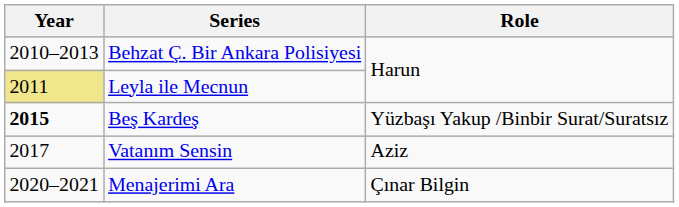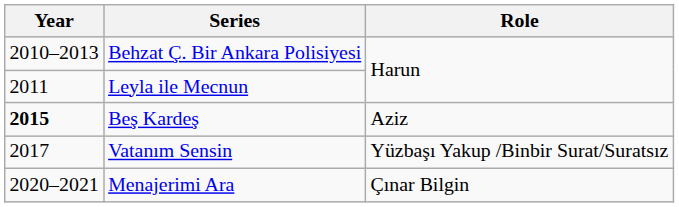(29, 85) khaki background -> (29, 85) no background
(519, 118) Yüzbaşı Yakup /Binbir Surat/Suratsız -> (389, 118) Aziz
(389, 151) Aziz -> (519, 151) Yüzbaşı Yakup /Binbir Surat/Suratsız
